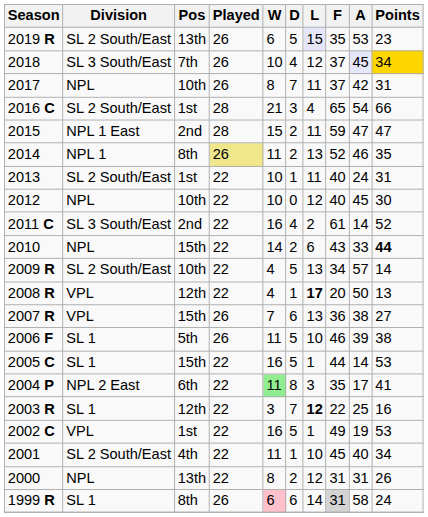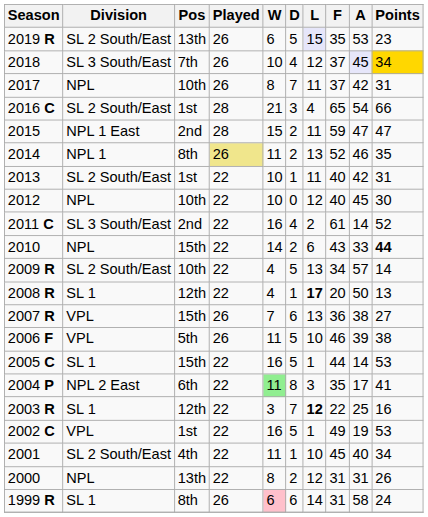(360, 177) 24 -> (360, 177) 42
(80, 293) VPL -> (81, 293) SL 1
(81, 339) SL 1 -> (80, 339) VPL
(338, 500) lightgrey background -> (338, 500) no background
